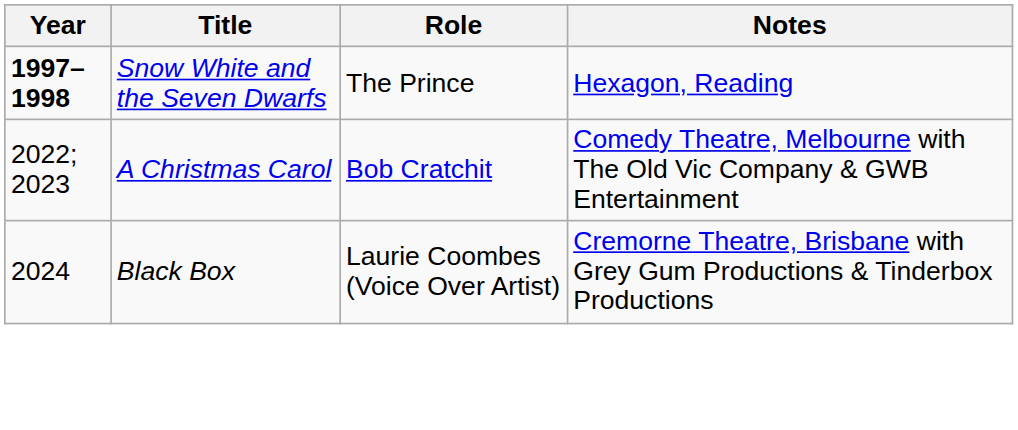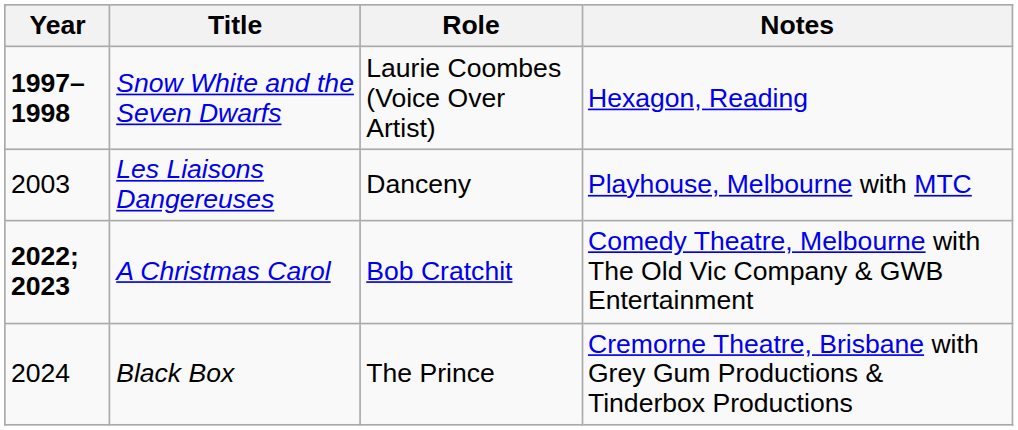(410, 82) The Prince -> (464, 97) Laurie Coombes (Voice Over Artist)
+ row: (195, 184)
(44, 169) normal -> (45, 271) bold
(453, 271) Laurie Coombes (Voice Over Artist) -> (431, 373) The Prince
